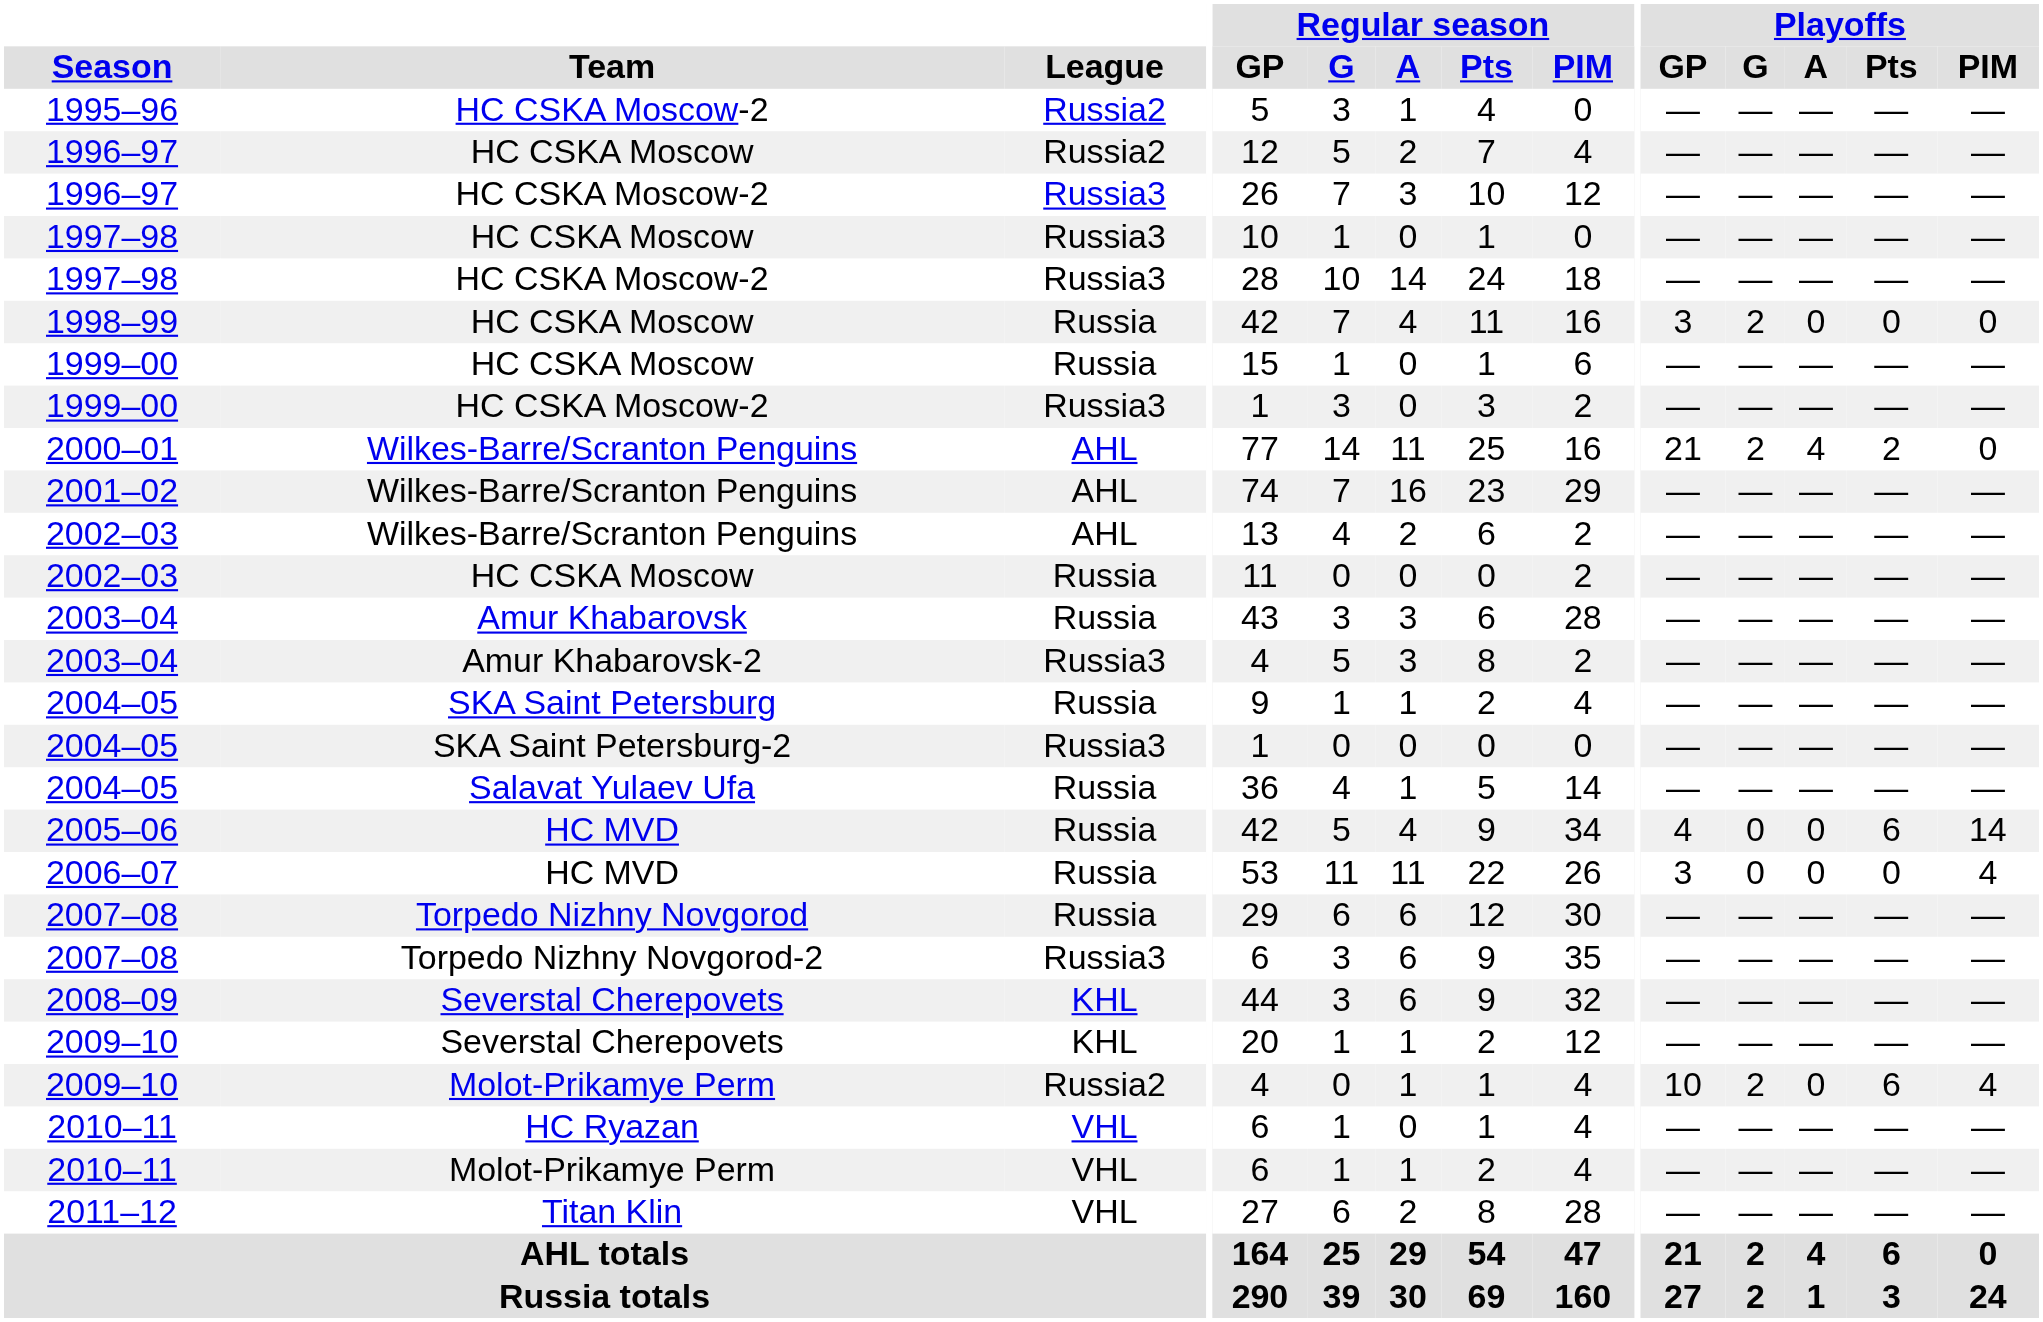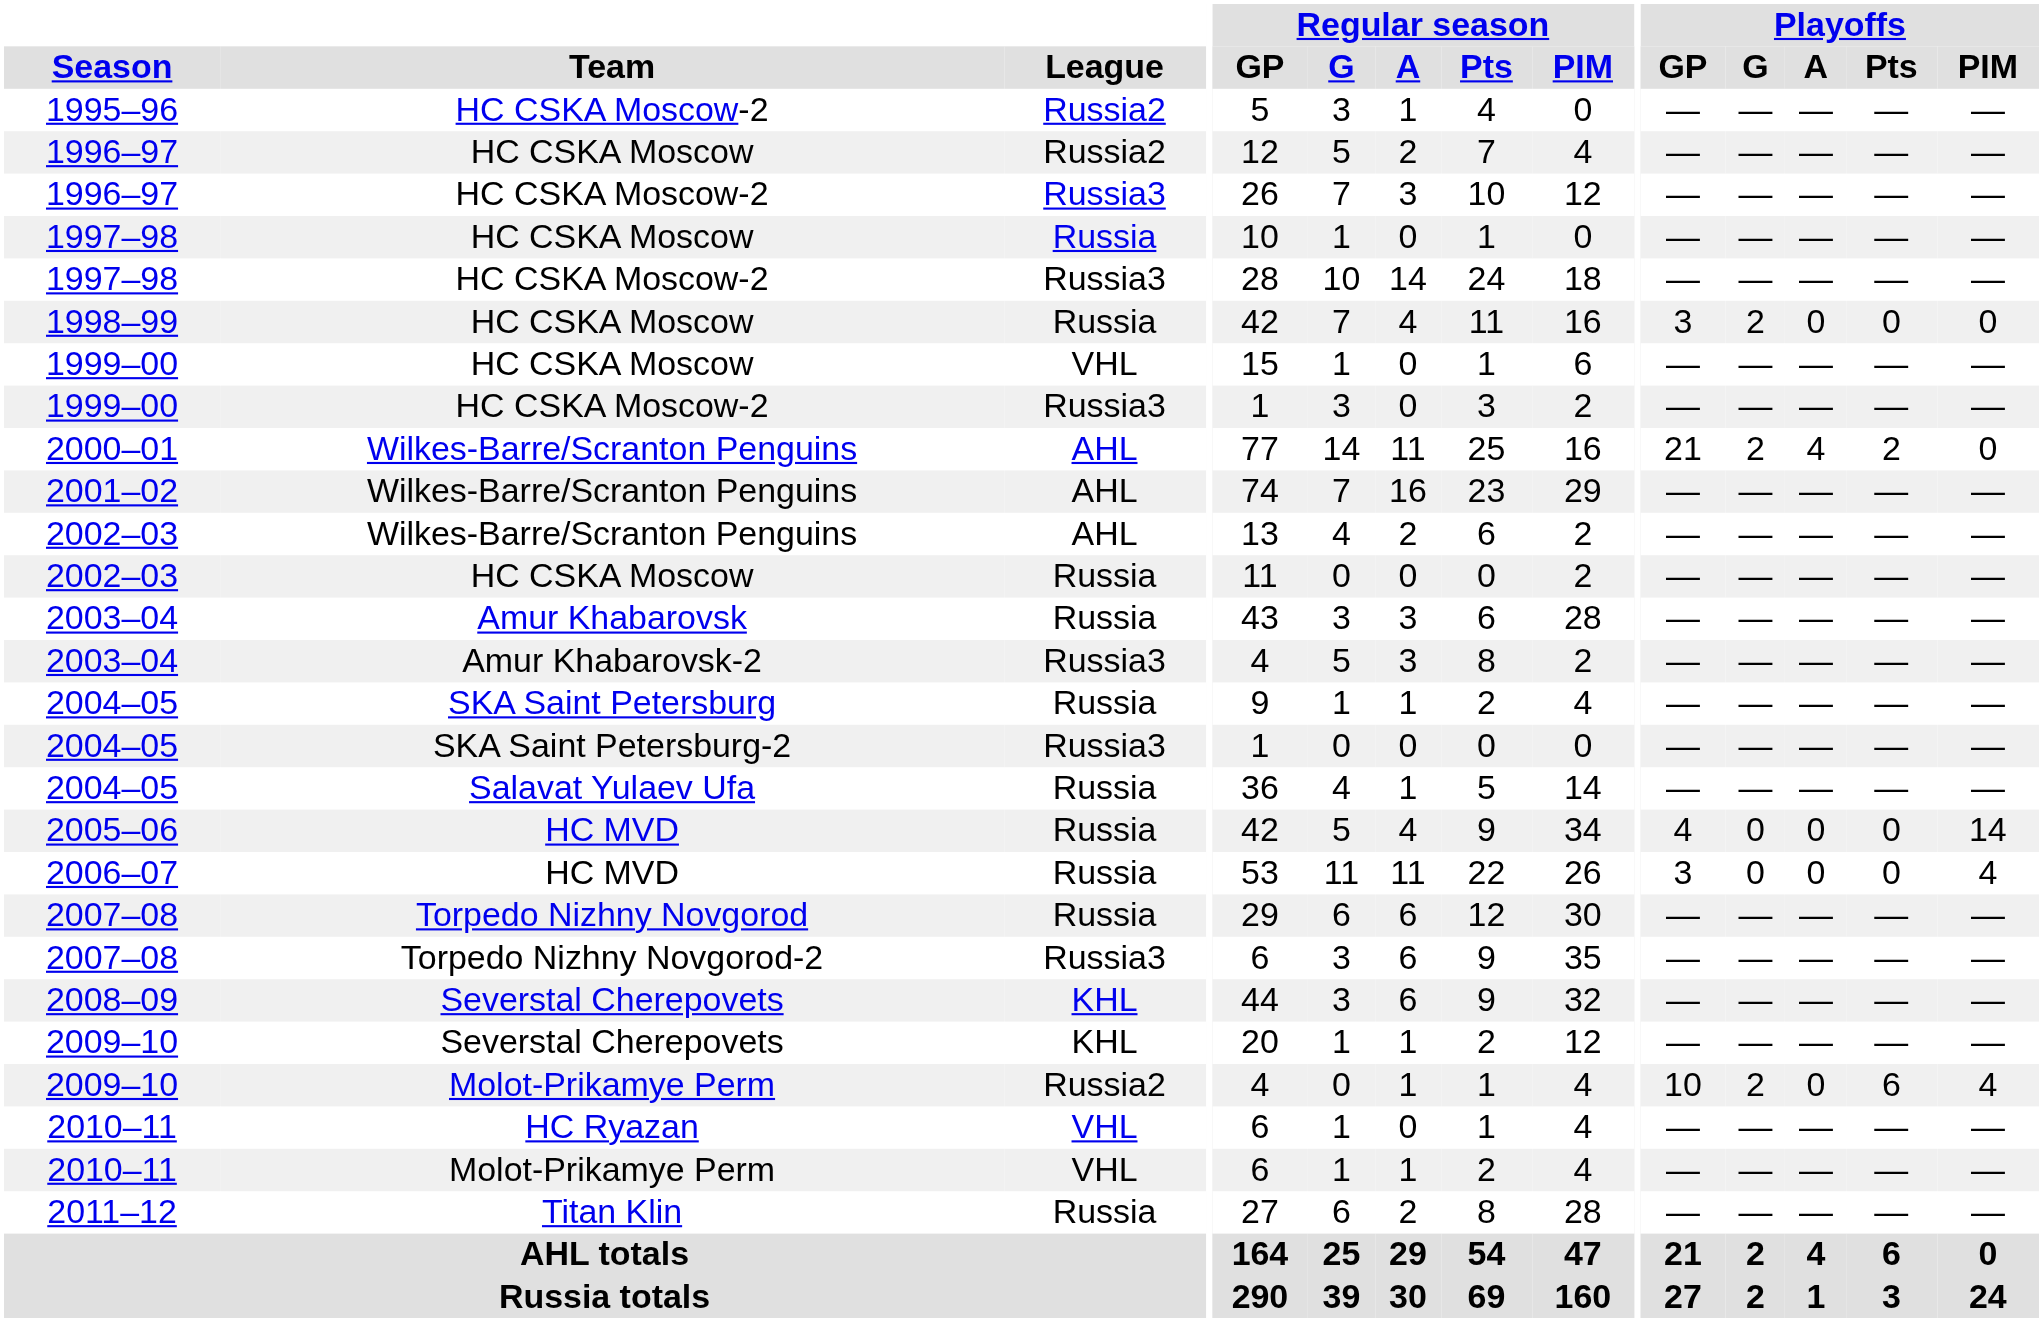(1105, 236) Russia3 -> (1105, 236) Russia
(1105, 363) Russia -> (1105, 363) VHL
(1891, 830) 6 -> (1891, 830) 0
(1105, 1211) VHL -> (1105, 1211) Russia
